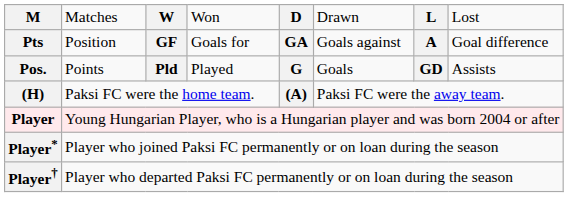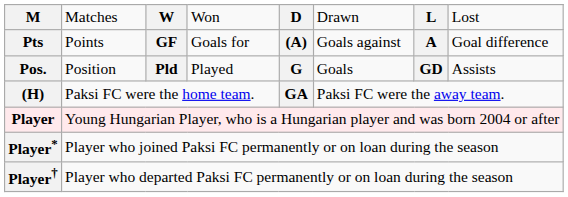(90, 42) Position -> (84, 42) Points
(296, 42) GA -> (296, 42) (A)
(84, 68) Points -> (90, 68) Position
(296, 93) (A) -> (296, 93) GA
